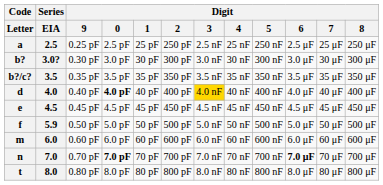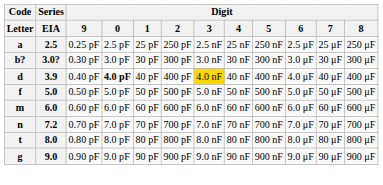- row: (20, 76)
(51, 92) 4.0 -> (51, 76) 3.9
- row: (20, 108)
(51, 124) 5.9 -> (51, 92) 5.0
(51, 156) 7.0 -> (51, 124) 7.2
(117, 156) bold -> (117, 124) normal
(301, 156) bold -> (301, 124) normal
+ row: (20, 156)
